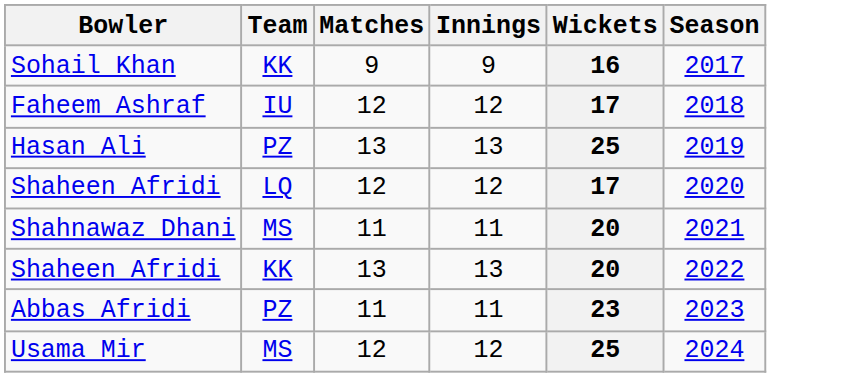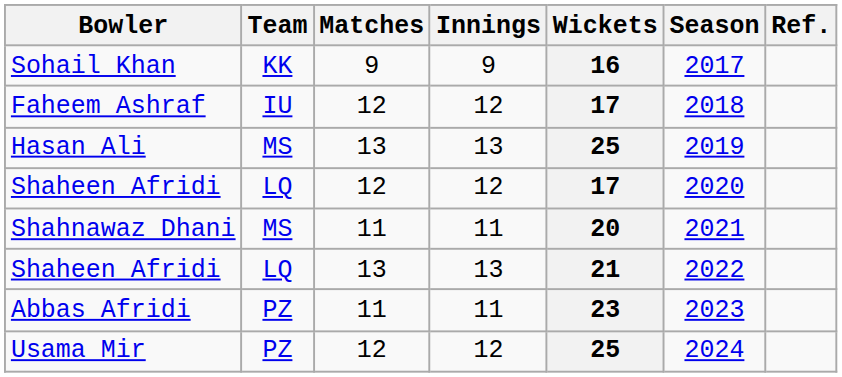+ column: (801, 25)
(277, 147) PZ -> (277, 147) MS
(277, 269) KK -> (277, 269) LQ
(605, 269) 20 -> (605, 269) 21
(277, 351) MS -> (277, 351) PZ
